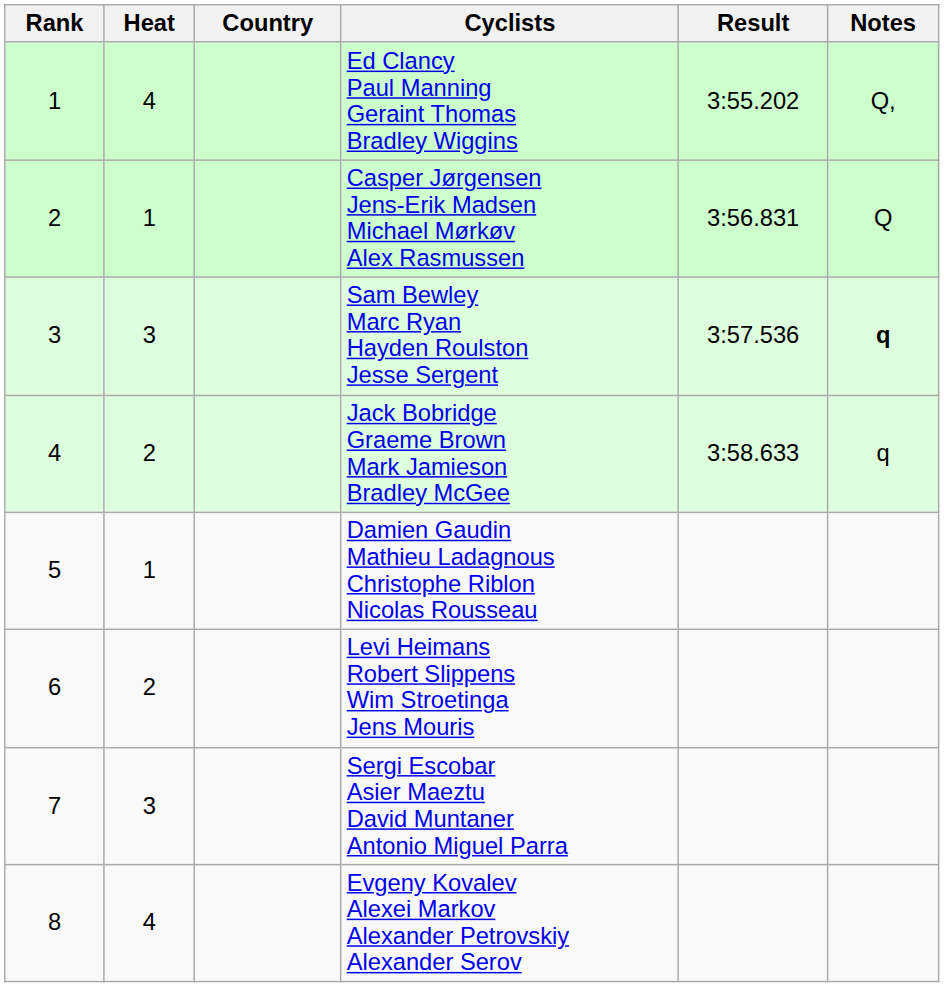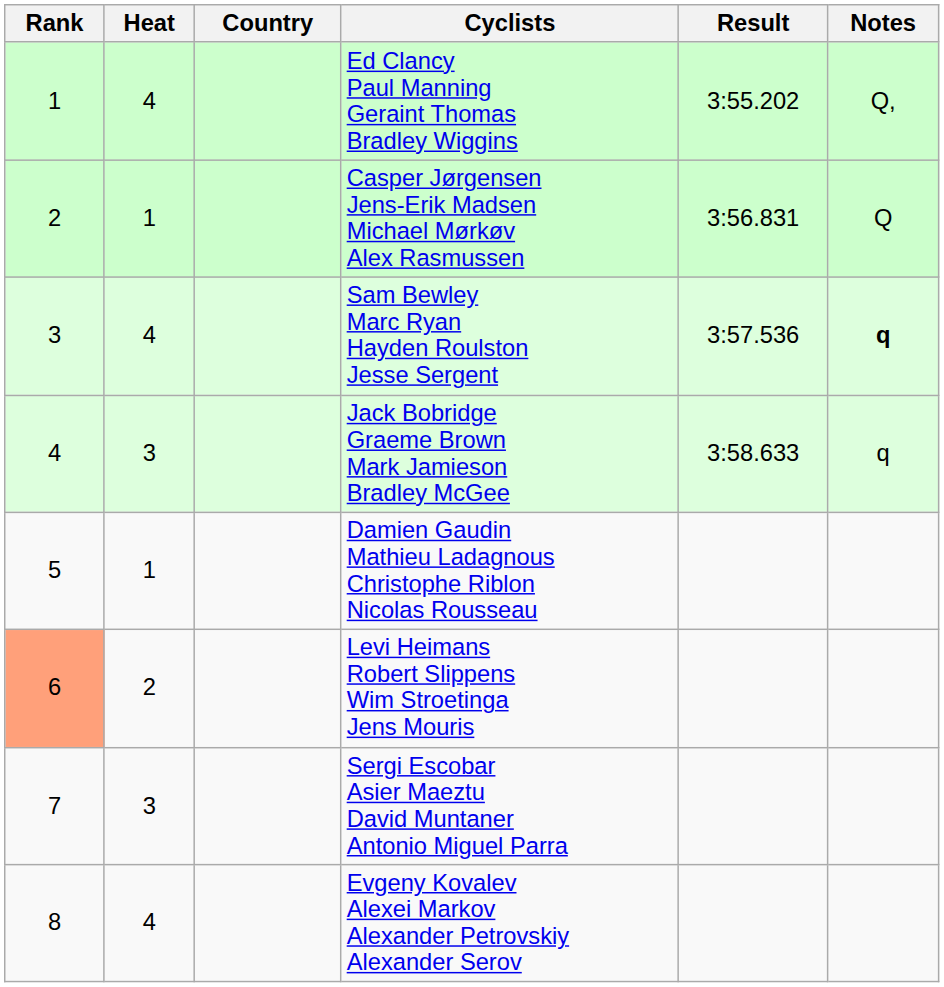(149, 335) 3 -> (149, 335) 4
(149, 453) 2 -> (149, 453) 3
(54, 688) no background -> (54, 688) lightsalmon background
